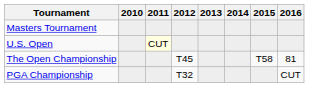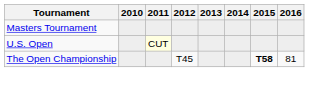(264, 59) normal -> (264, 59) bold
- row: (50, 75)
